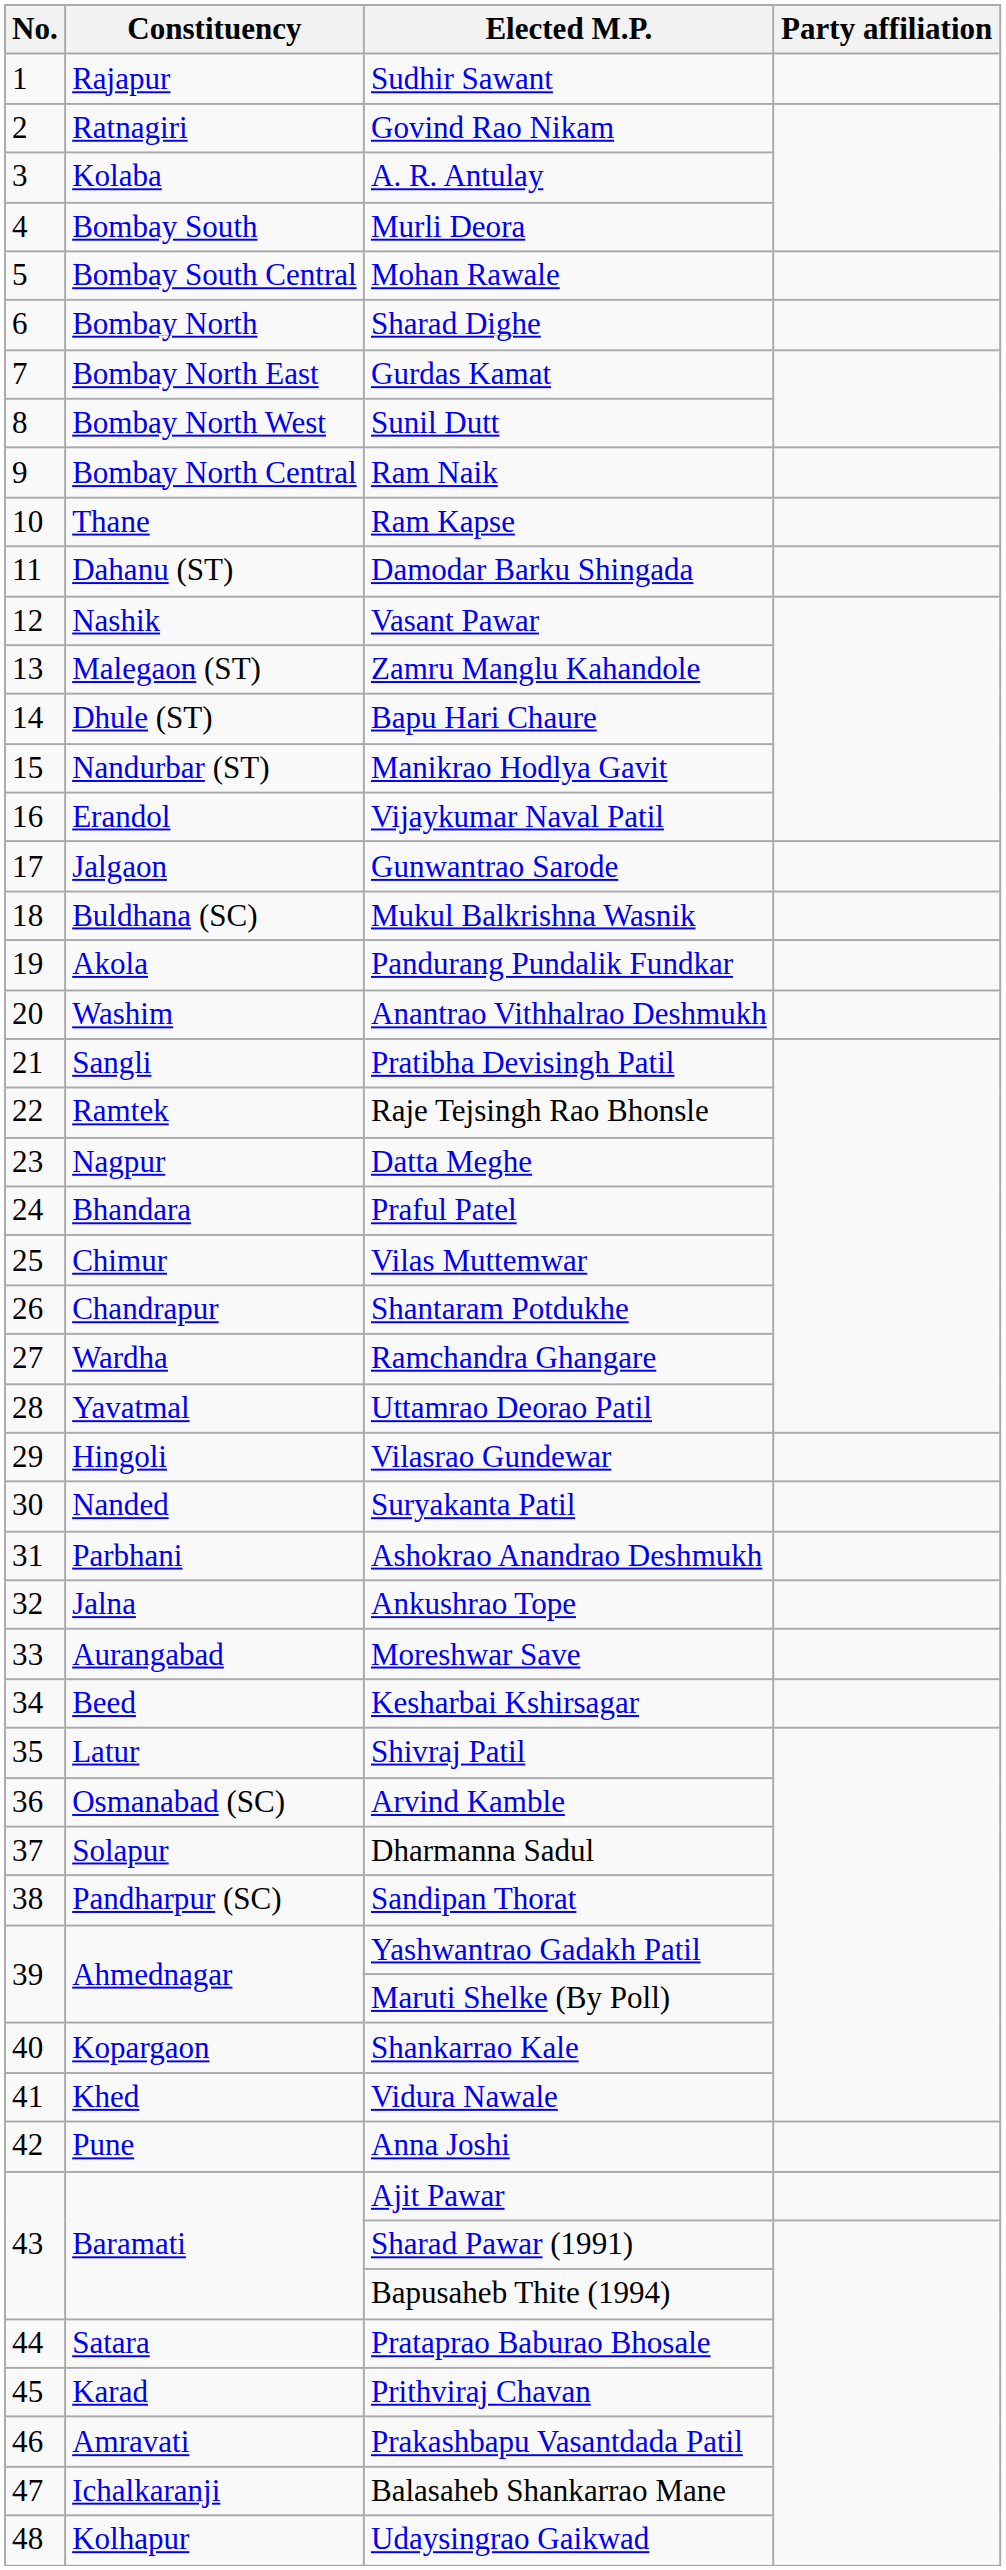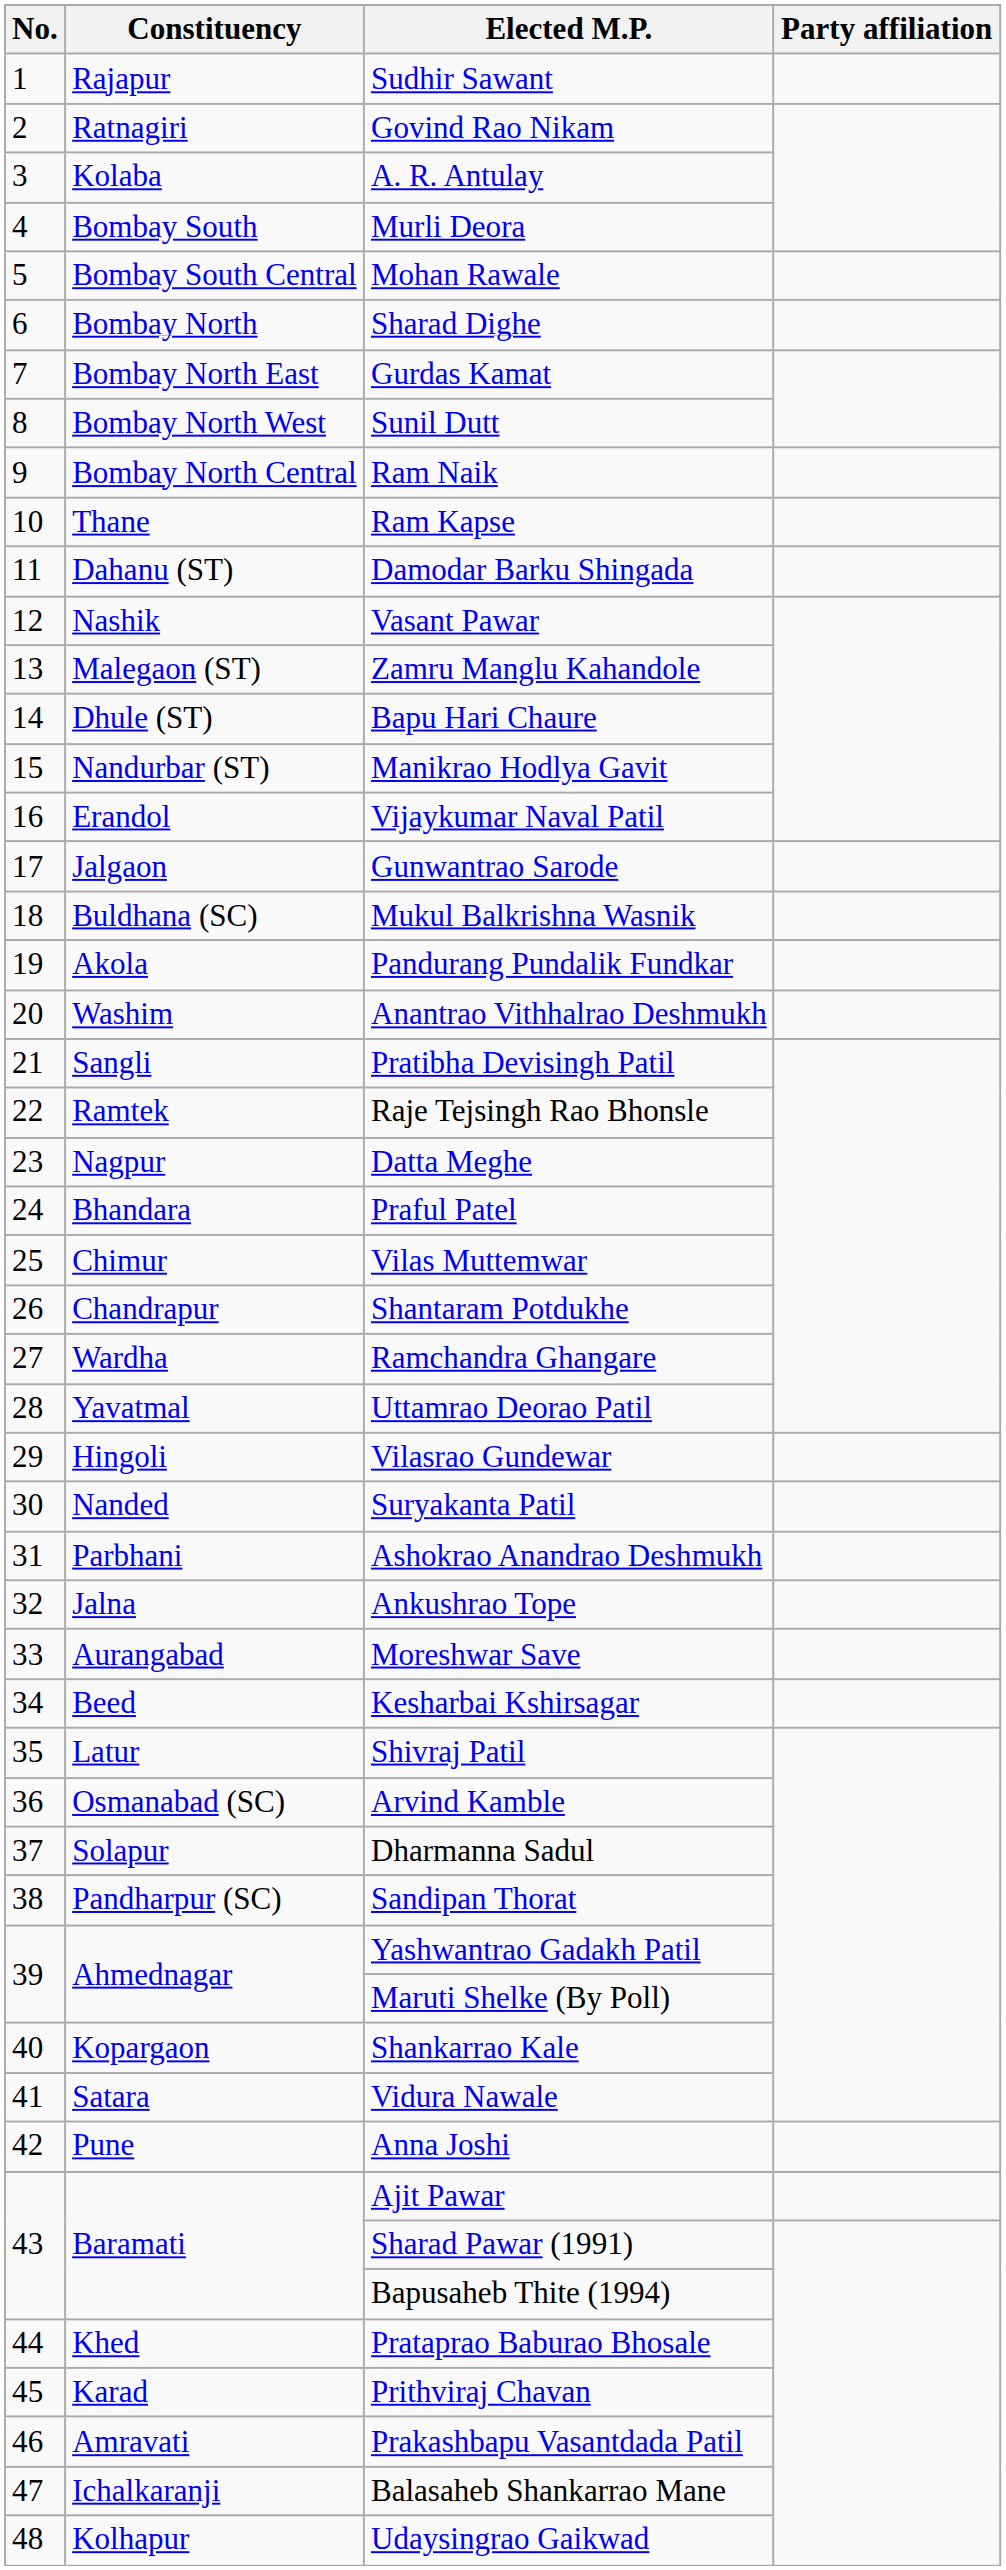(106, 2096) Khed -> (111, 2096) Satara
(111, 2342) Satara -> (106, 2342) Khed
